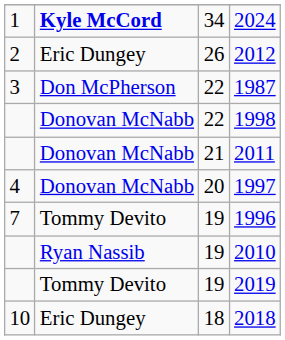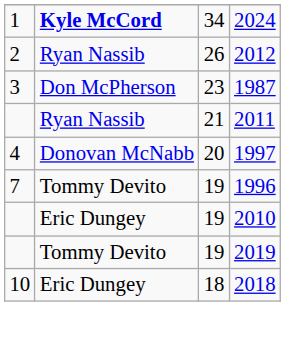(93, 53) Eric Dungey -> (92, 53) Ryan Nassib
(214, 86) 22 -> (214, 86) 23
- row: (255, 119)
(117, 152) Donovan McNabb -> (92, 119) Ryan Nassib
(92, 251) Ryan Nassib -> (93, 218) Eric Dungey
